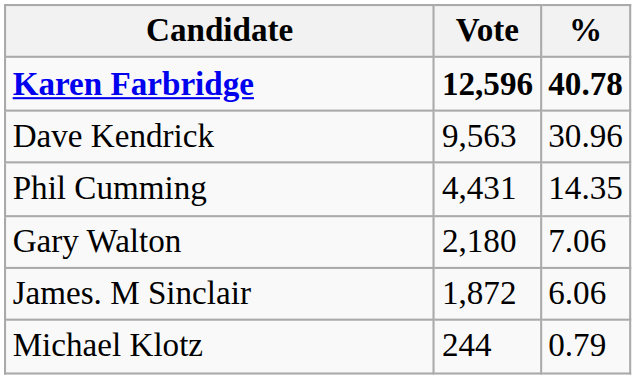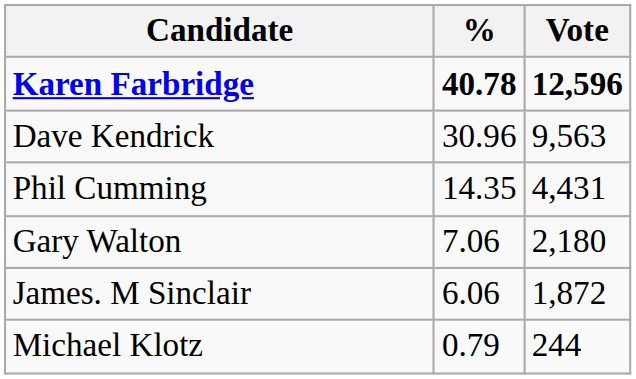columns swapped: (487, 30) <-> (586, 30)
